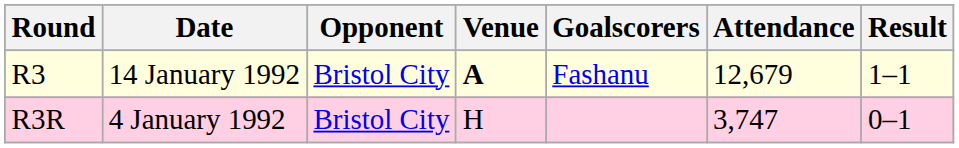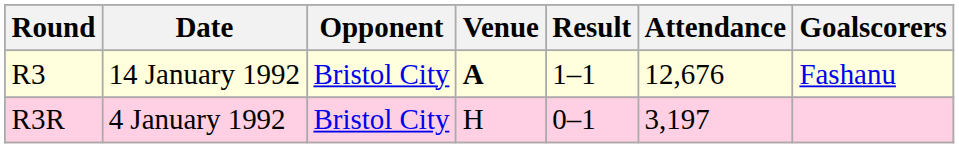columns swapped: (907, 27) <-> (626, 27)
(753, 73) 12,679 -> (684, 73) 12,676
(746, 119) 3,747 -> (677, 119) 3,197
